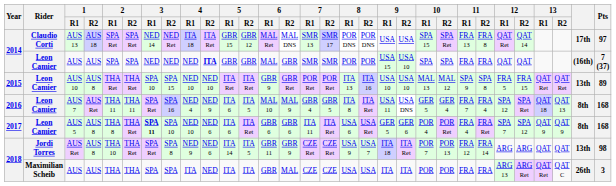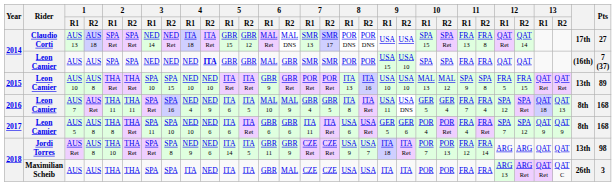(603, 40) 97 -> (603, 40) 27
(152, 127) bold -> (152, 126) normal
